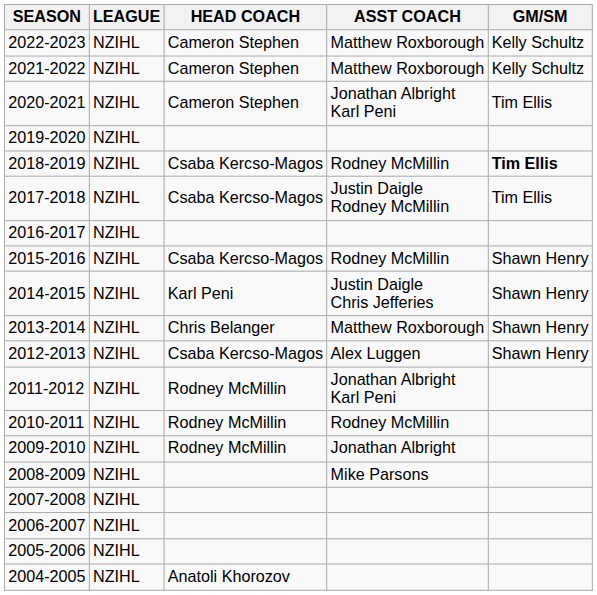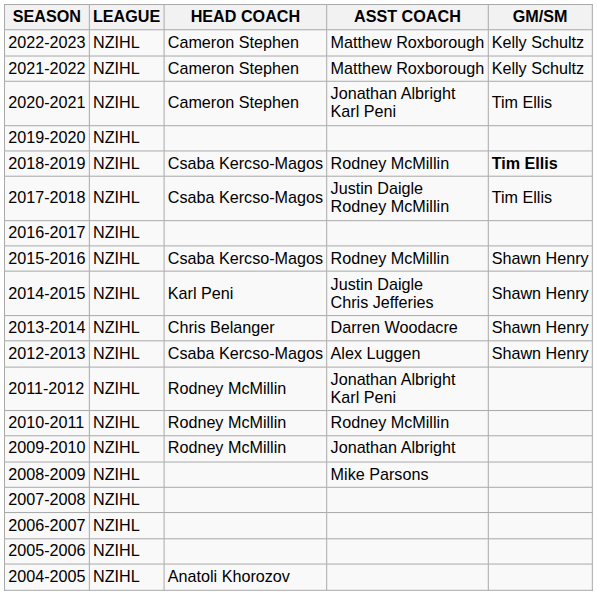(407, 328) Matthew Roxborough -> (394, 328) Darren Woodacre
